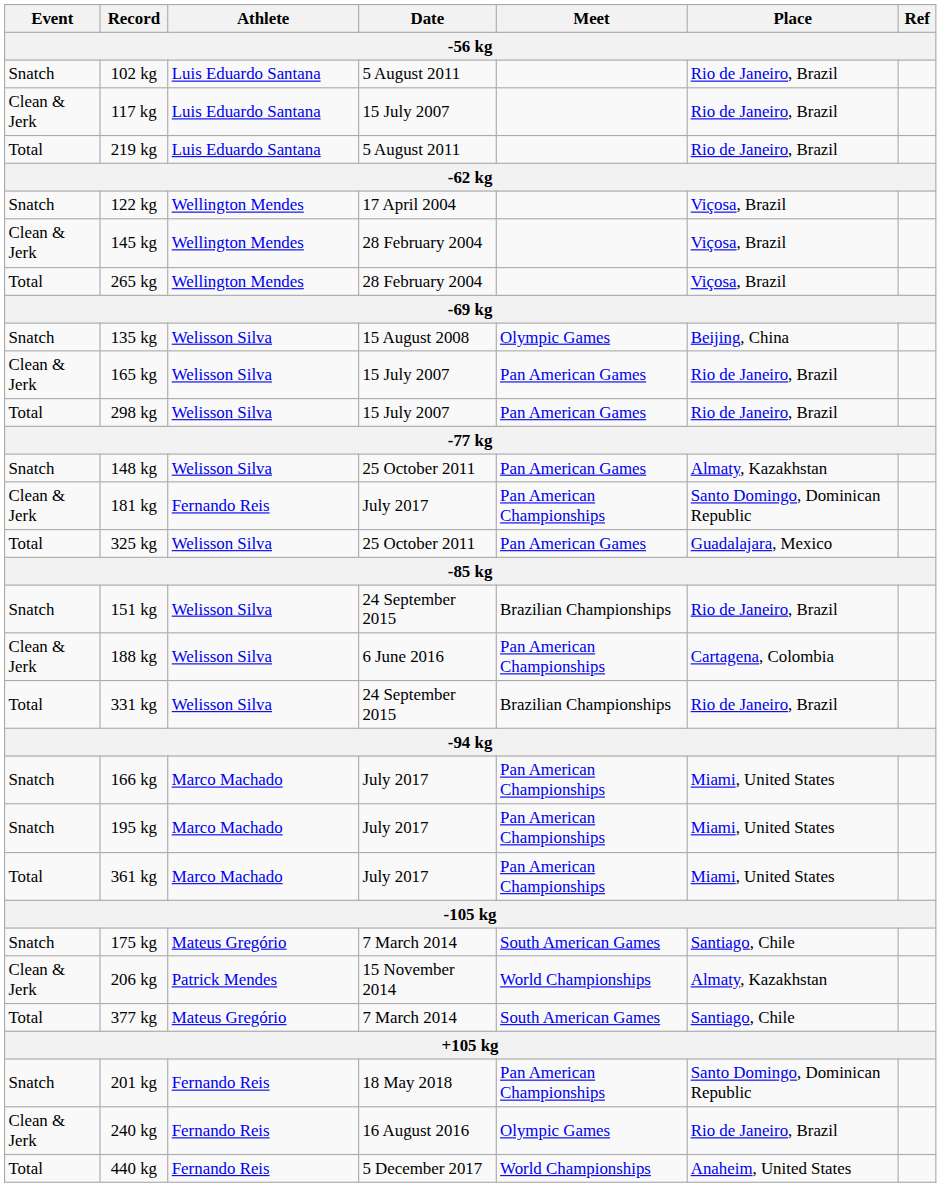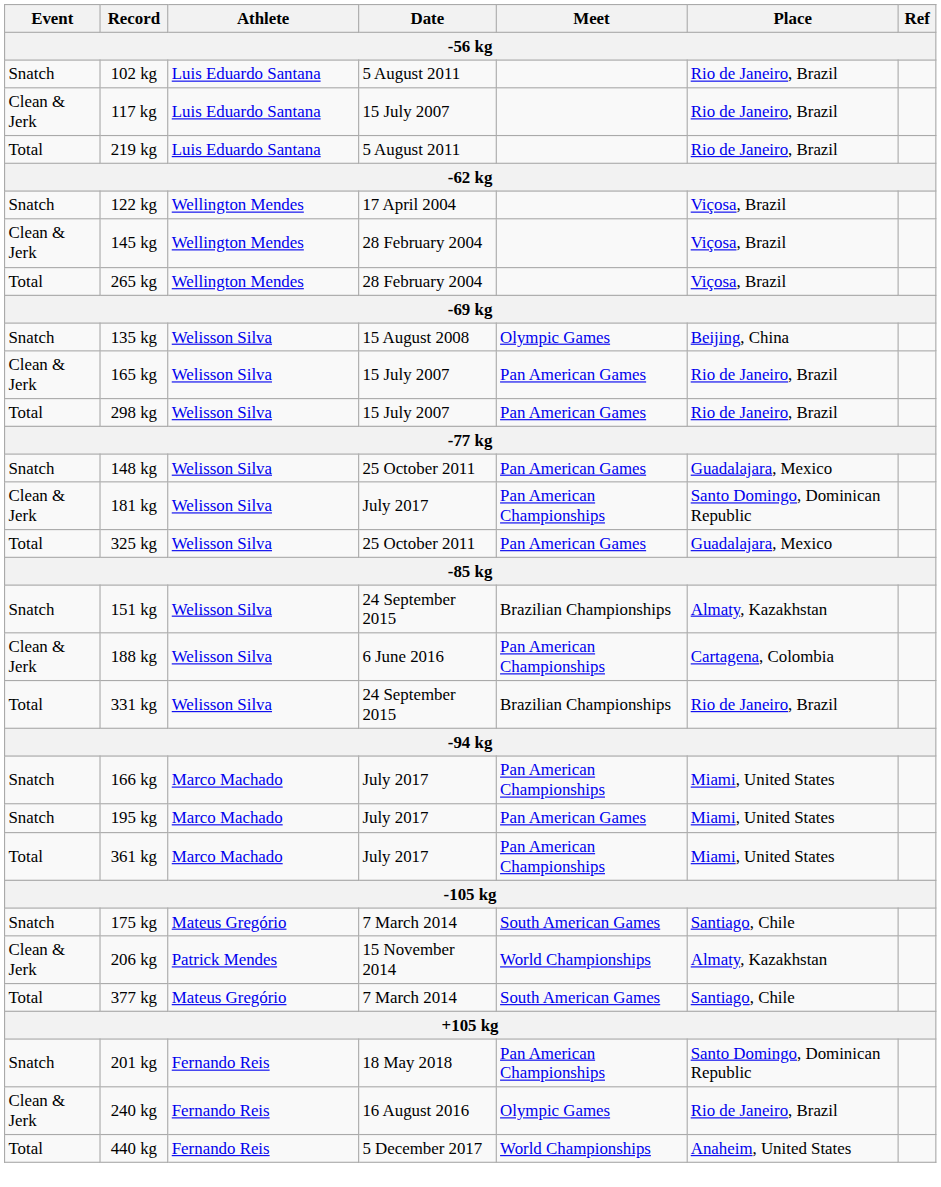(759, 468) Almaty, Kazakhstan -> (761, 468) Guadalajara, Mexico
(221, 505) Fernando Reis -> (222, 505) Welisson Silva
(764, 609) Rio de Janeiro, Brazil -> (759, 609) Almaty, Kazakhstan
(553, 828) Pan American Championships -> (573, 818) Pan American Games
